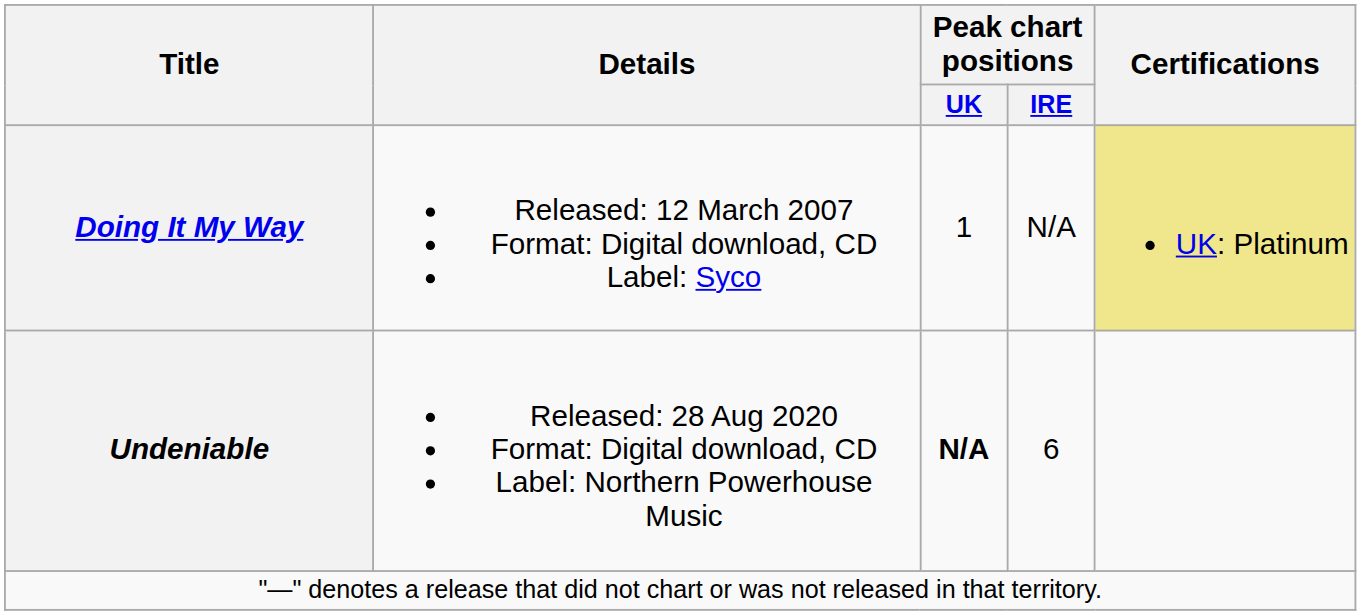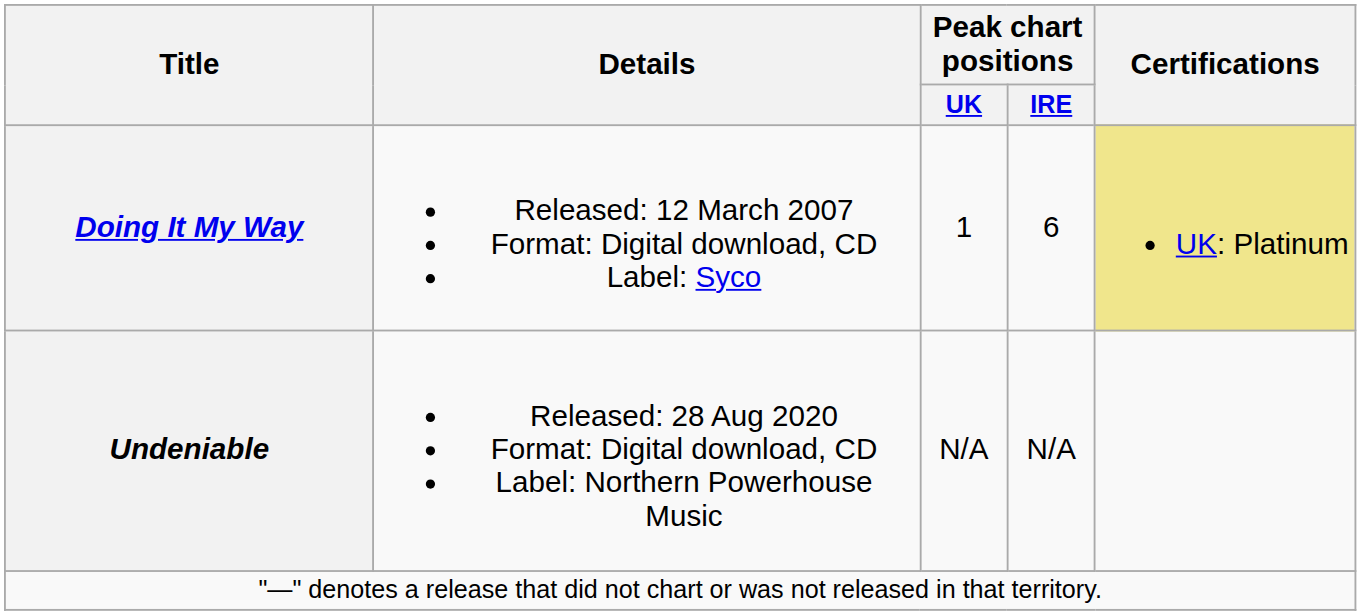(1051, 227) N/A -> (1051, 227) 6
(964, 450) bold -> (964, 450) normal
(1051, 450) 6 -> (1051, 450) N/A
